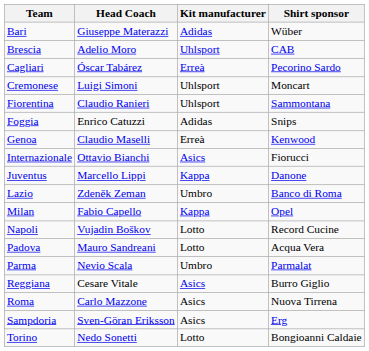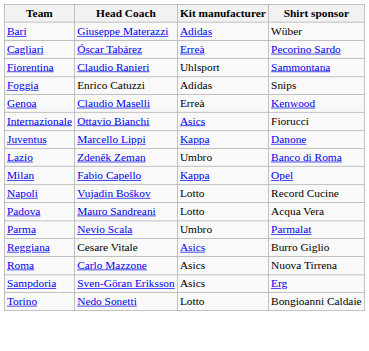- row: (24, 49)
- row: (33, 85)
